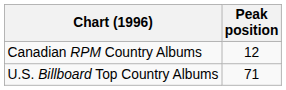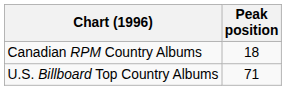(252, 52) 12 -> (252, 52) 18
